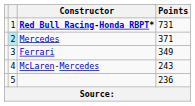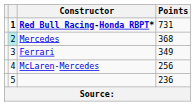(13, 25) normal -> (13, 25) bold
(166, 39) 371 -> (166, 39) 368
(166, 67) 243 -> (166, 67) 256
